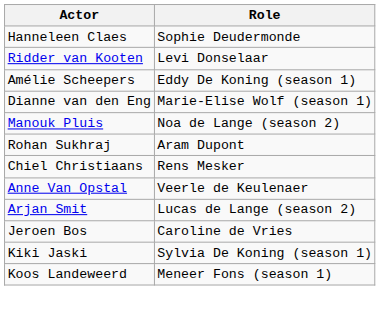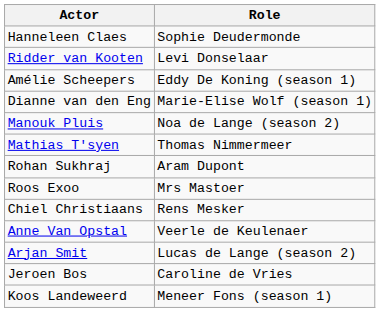+ row: (63, 145)
+ row: (43, 188)
- row: (47, 253)
